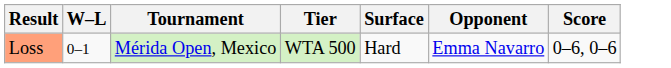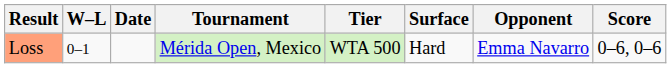+ column: (133, 18)
